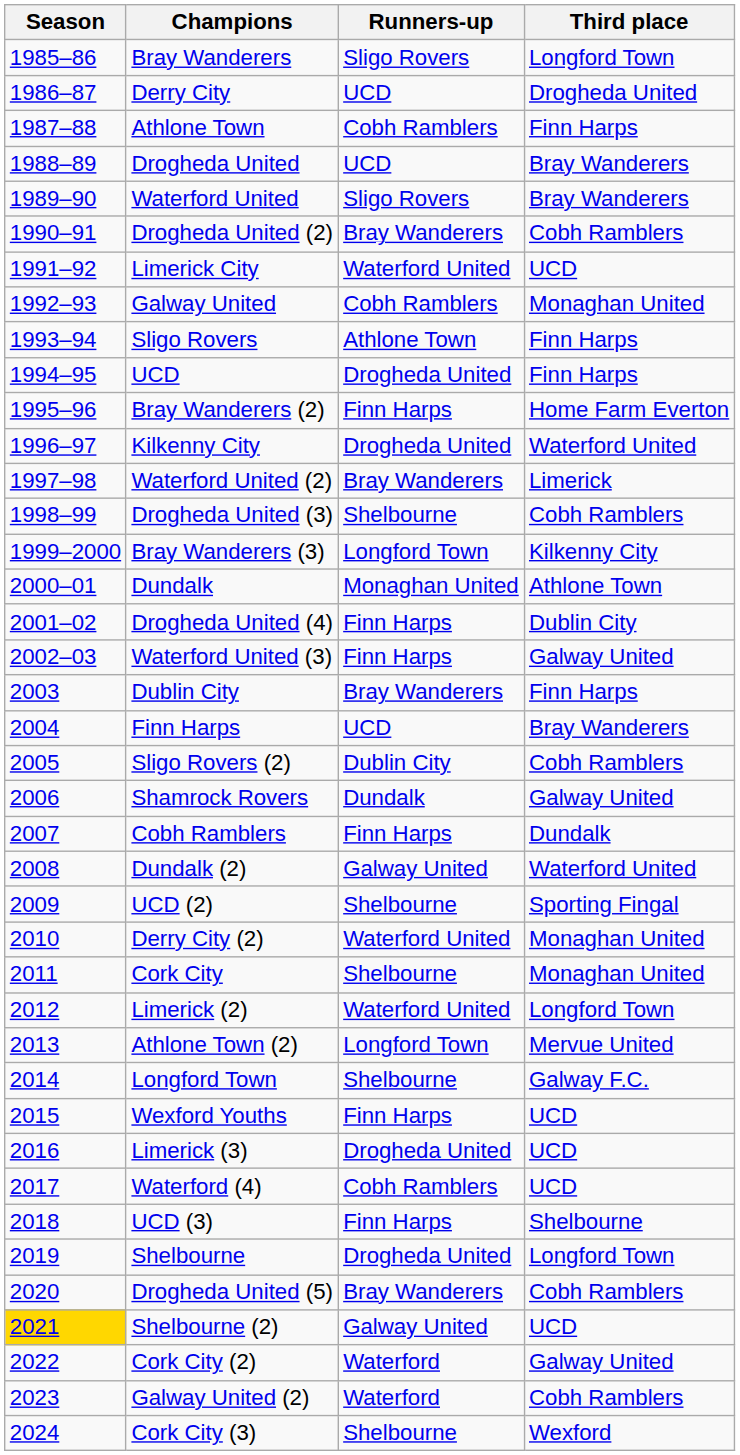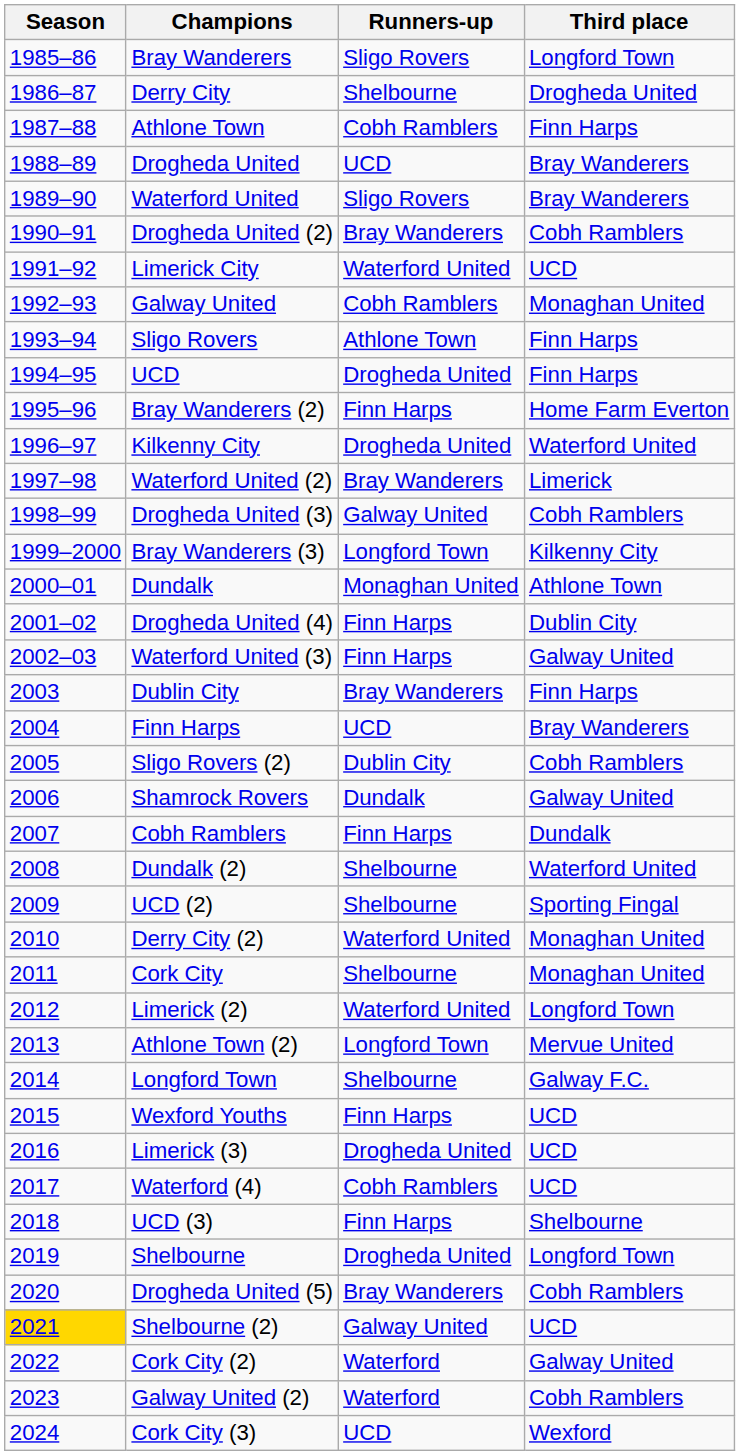(367, 92) UCD -> (400, 92) Shelbourne
(400, 515) Shelbourne -> (415, 515) Galway United
(415, 868) Galway United -> (400, 868) Shelbourne
(400, 1432) Shelbourne -> (367, 1432) UCD
